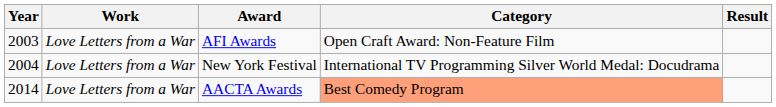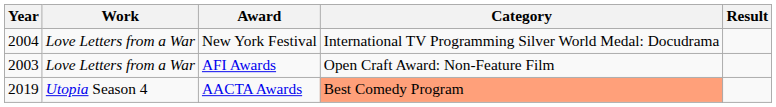rows swapped: (239, 41) <-> (259, 65)
(23, 89) 2014 -> (23, 89) 2019
(120, 89) Love Letters from a War -> (97, 89) Utopia Season 4
